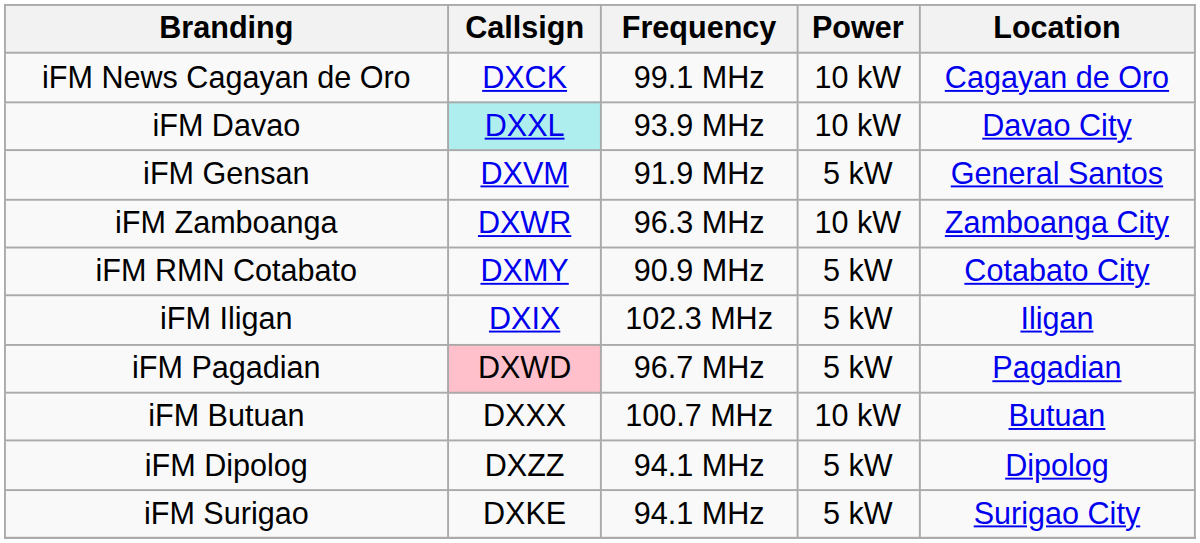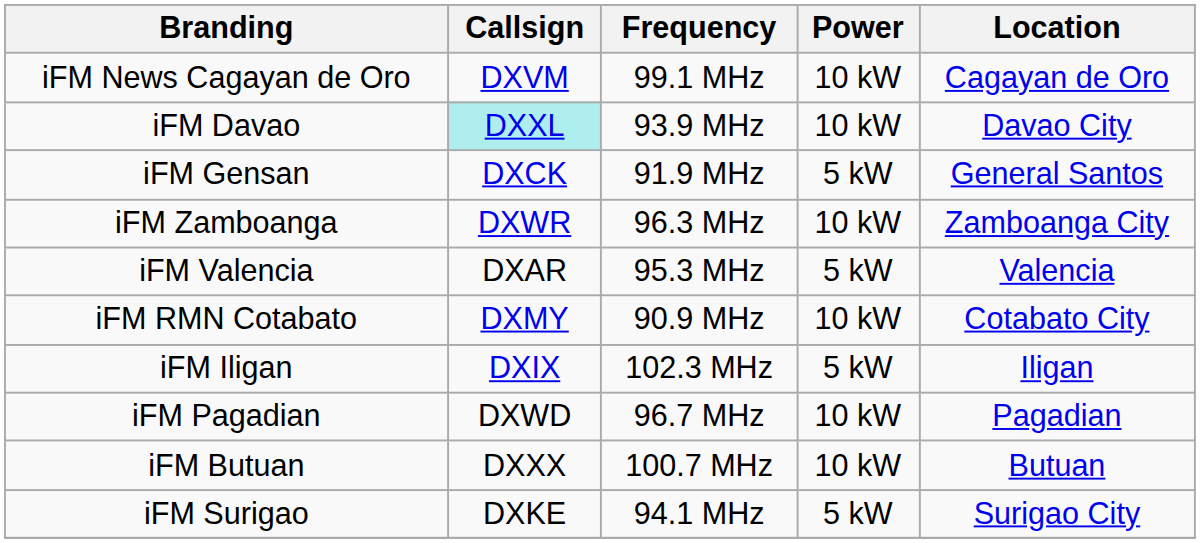(525, 77) DXCK -> (525, 77) DXVM
(525, 174) DXVM -> (525, 174) DXCK
+ row: (226, 271)
(858, 271) 5 kW -> (858, 319) 10 kW
(525, 367) pink background -> (525, 416) no background
(858, 367) 5 kW -> (858, 416) 10 kW
- row: (226, 464)
